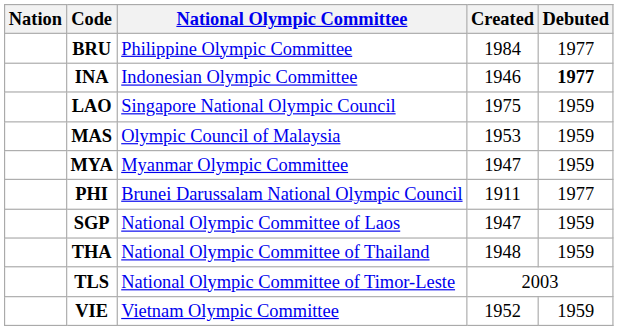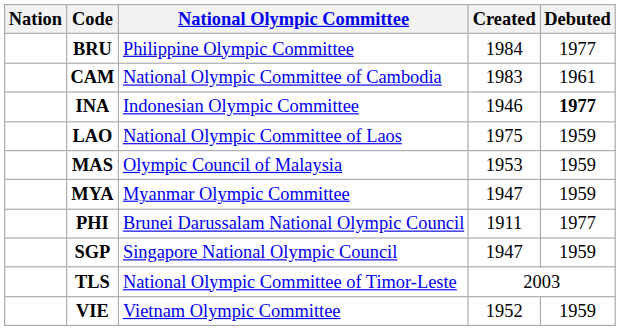+ row: (92, 77)
(258, 106) Singapore National Olympic Council -> (262, 135) National Olympic Committee of Laos
(261, 223) National Olympic Committee of Laos -> (260, 252) Singapore National Olympic Council
- row: (92, 252)
